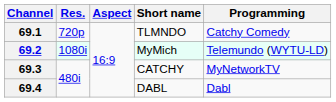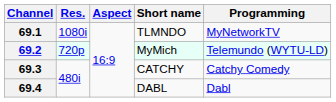(72, 32) 720p -> (73, 32) 1080i
(248, 32) Catchy Comedy -> (243, 32) MyNetworkTV
(73, 50) 1080i -> (72, 50) 720p
(243, 69) MyNetworkTV -> (248, 69) Catchy Comedy
